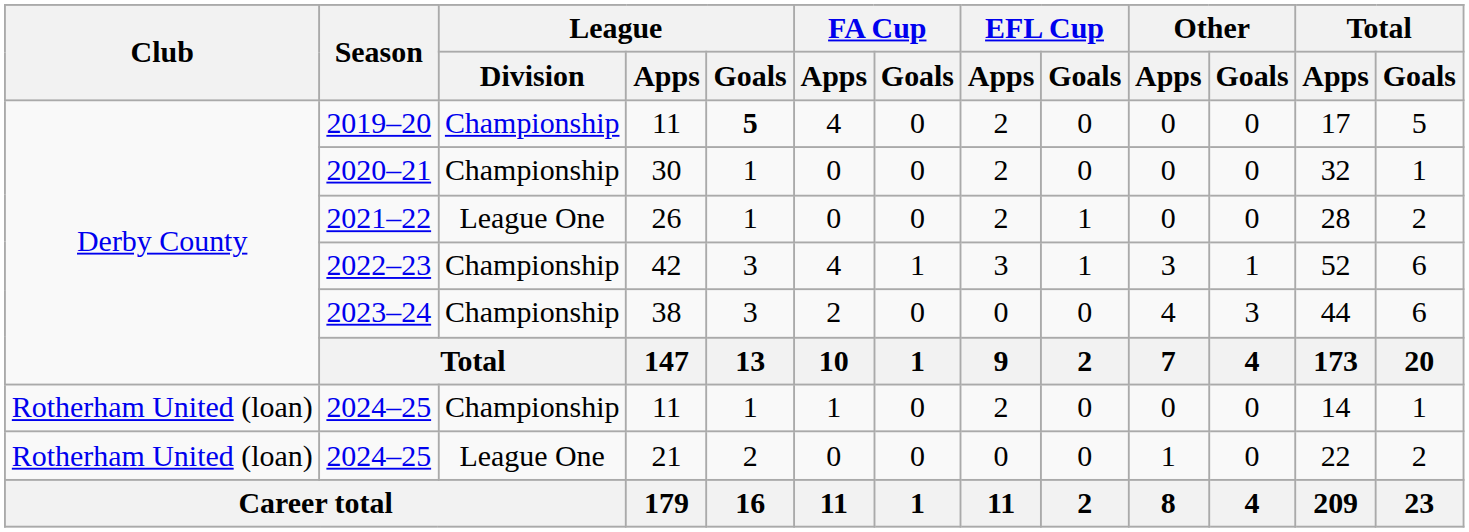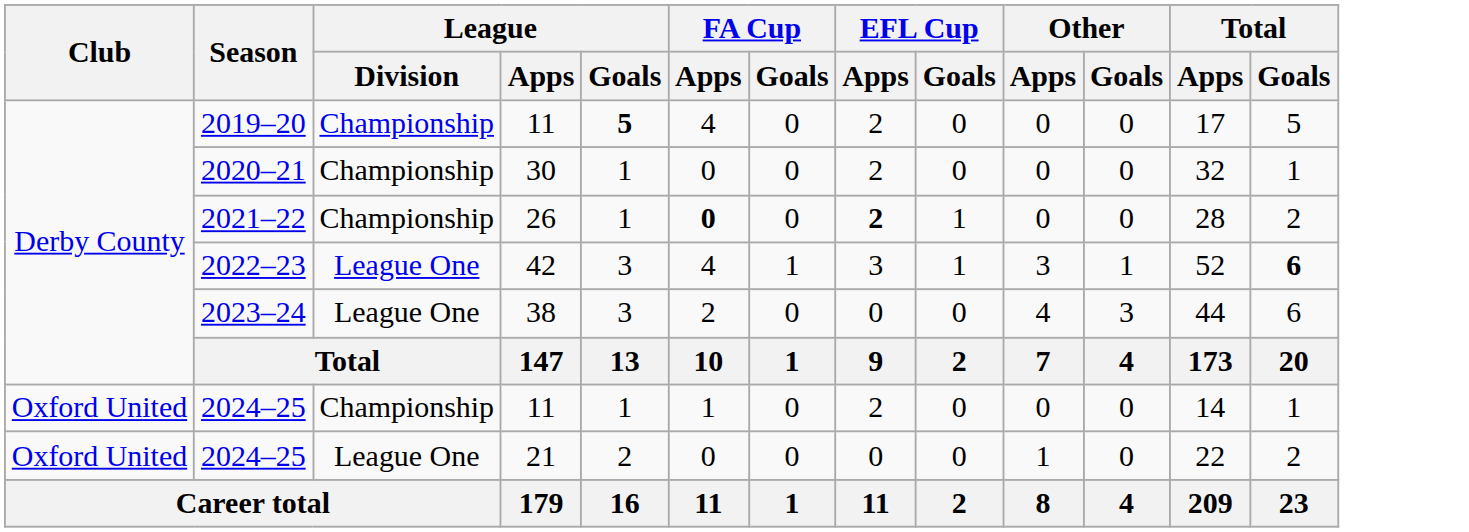(532, 218) League One -> (407, 218) Championship
(834, 218) normal -> (708, 218) bold
(1001, 218) normal -> (876, 218) bold
(532, 265) Championship -> (407, 265) League One
(1419, 265) normal -> (1294, 265) bold
(532, 312) Championship -> (407, 312) League One
(162, 407) Rotherham United (loan) -> (100, 407) Oxford United
(162, 455) Rotherham United (loan) -> (100, 455) Oxford United
